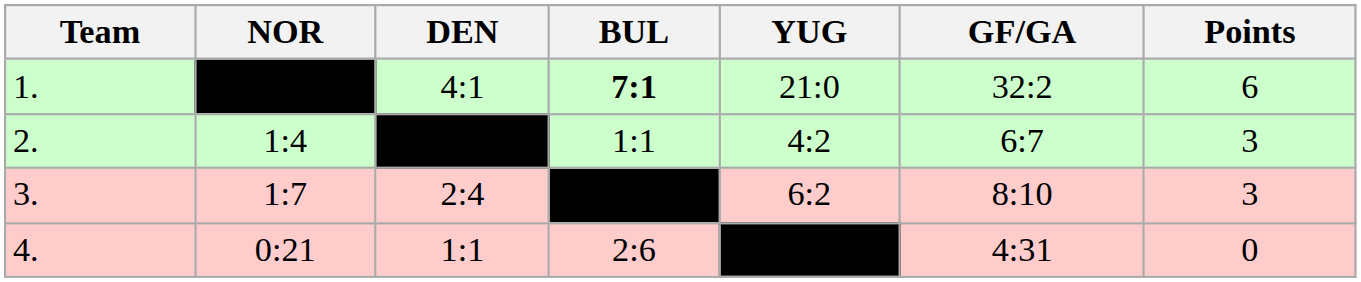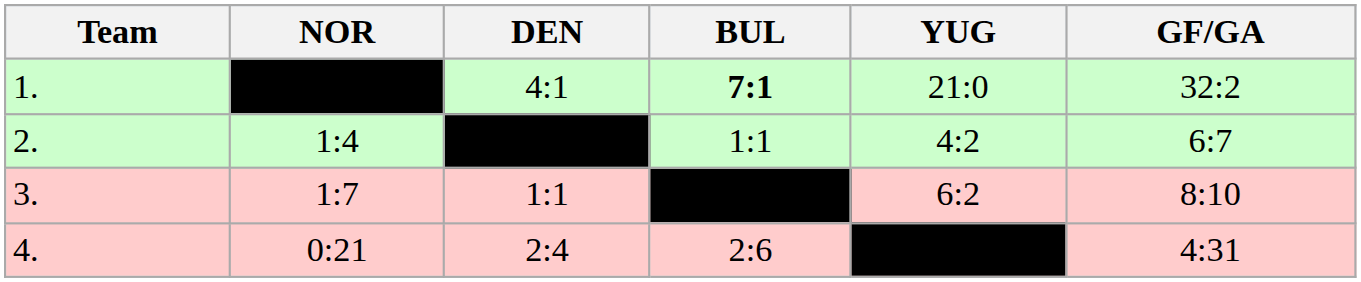- column: (1250, 31)
(462, 194) 2:4 -> (547, 194) 1:1
(462, 248) 1:1 -> (547, 248) 2:4
